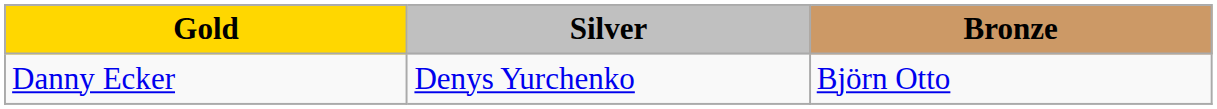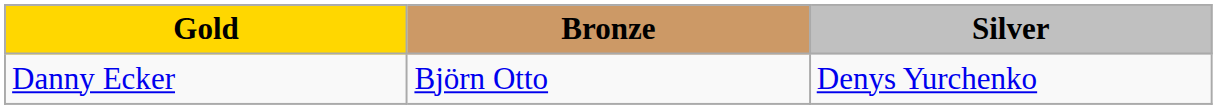columns swapped: (608, 29) <-> (1011, 29)
